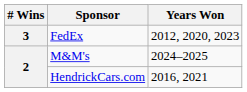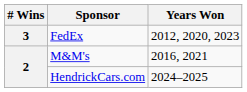(179, 56) 2024–2025 -> (179, 56) 2016, 2021
(179, 77) 2016, 2021 -> (179, 77) 2024–2025
